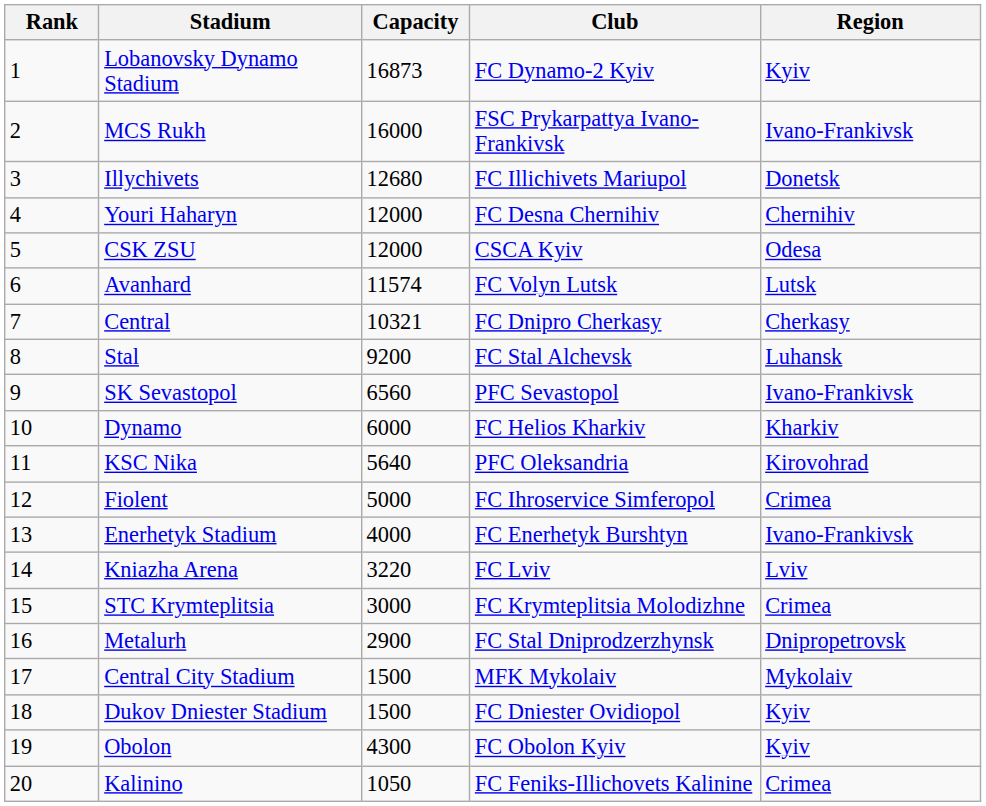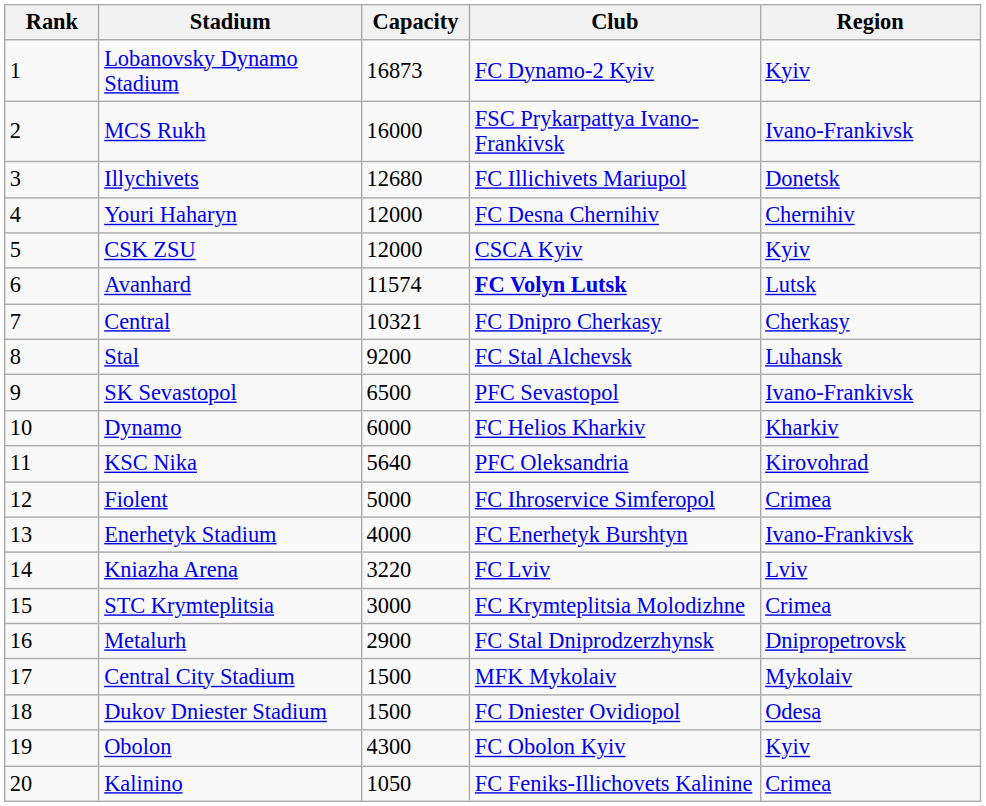(793, 250) Odesa -> (788, 250) Kyiv
(546, 285) normal -> (551, 285) bold
(389, 392) 6560 -> (389, 392) 6500
(788, 712) Kyiv -> (793, 712) Odesa
